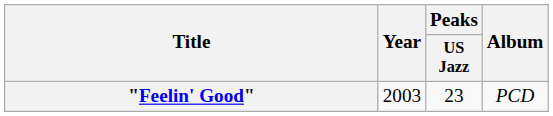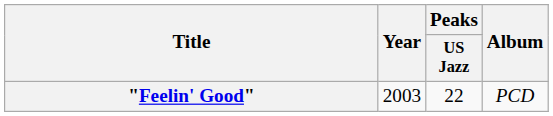(454, 96) 23 -> (454, 96) 22
